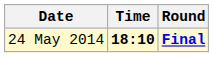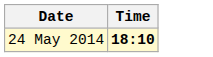- column: (184, 16)
